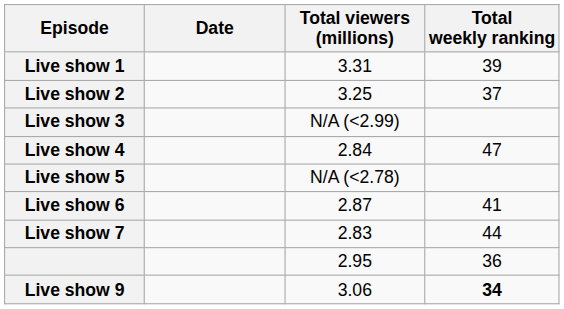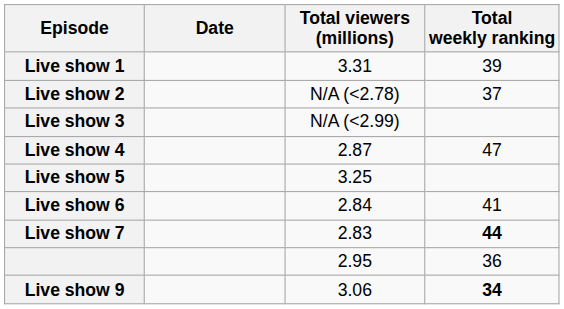(355, 94) 3.25 -> (355, 94) N/A (<2.78)
(355, 149) 2.84 -> (355, 149) 2.87
(355, 177) N/A (<2.78) -> (355, 177) 3.25
(355, 205) 2.87 -> (355, 205) 2.84
(492, 233) normal -> (492, 233) bold
